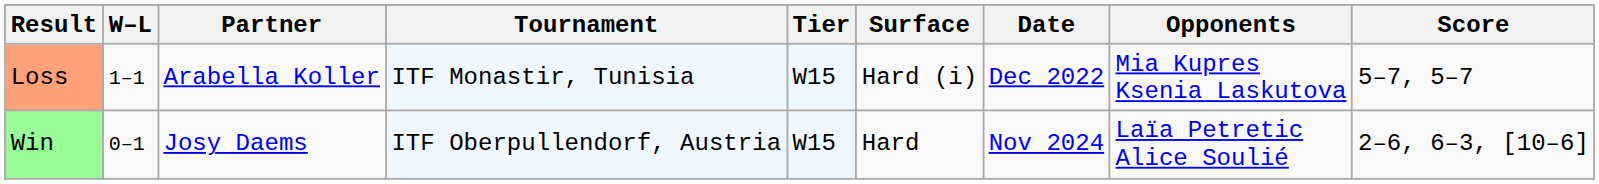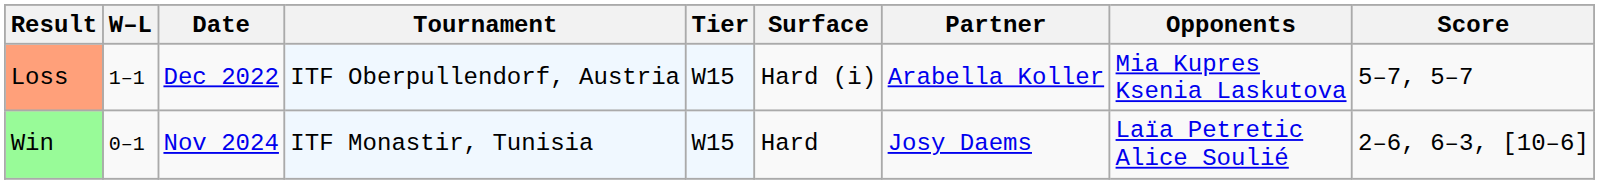columns swapped: (1046, 25) <-> (272, 25)
(543, 78) ITF Monastir, Tunisia -> (485, 78) ITF Oberpullendorf, Austria
(586, 145) ITF Oberpullendorf, Austria -> (442, 145) ITF Monastir, Tunisia
